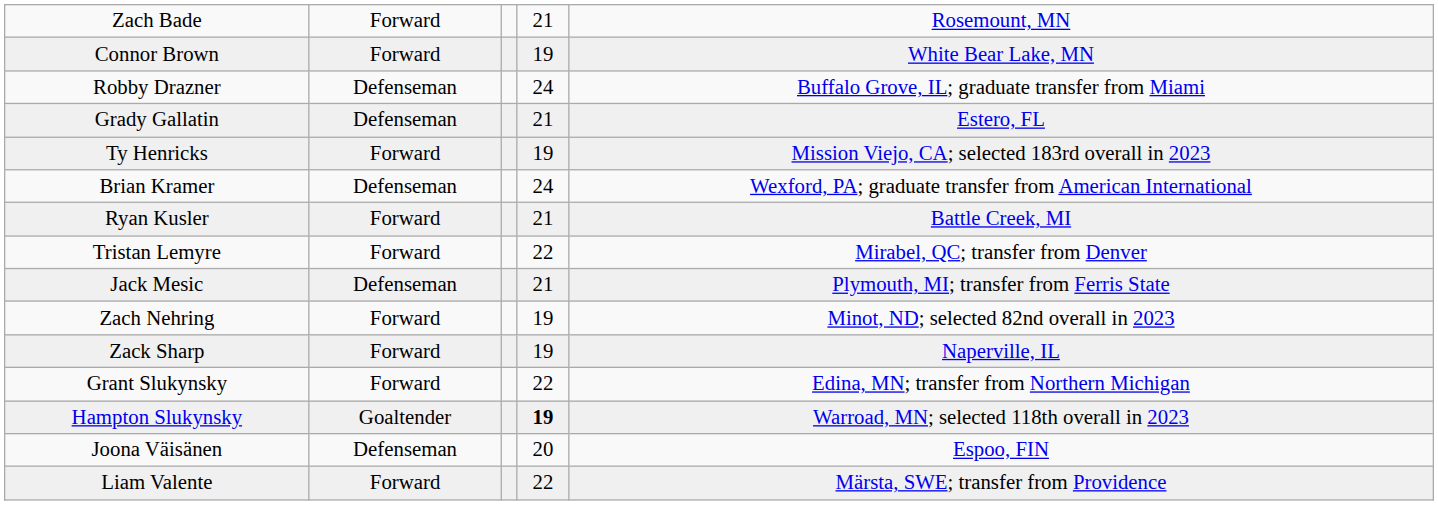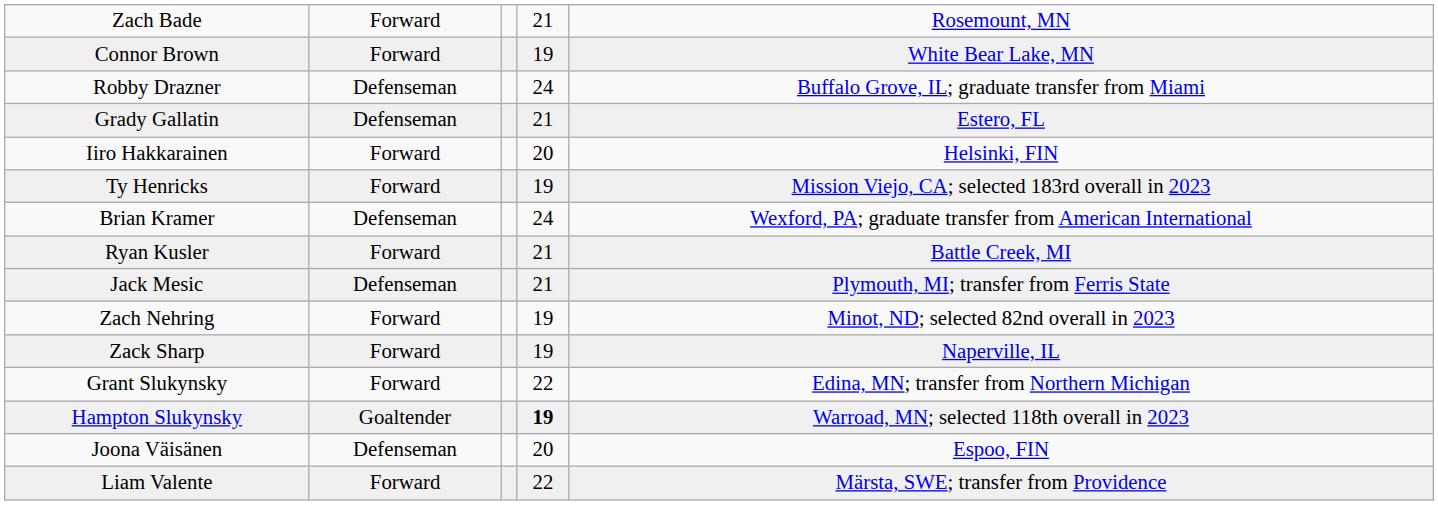+ row: (157, 152)
- row: (157, 251)
